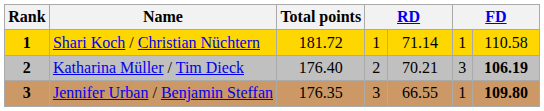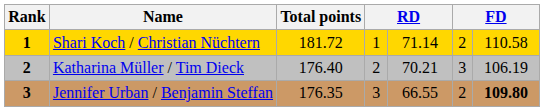(462, 42) 1 -> (462, 42) 2
(506, 67) bold -> (506, 67) normal
(462, 93) 1 -> (462, 93) 2
